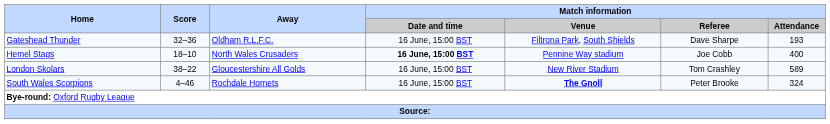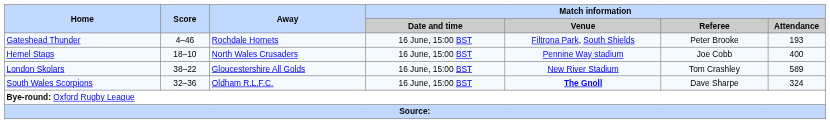(185, 40) 32–36 -> (185, 40) 4–46
(243, 40) Oldham R.L.F.C. -> (245, 40) Rochdale Hornets
(714, 40) Dave Sharpe -> (714, 40) Peter Brooke
(435, 54) bold -> (435, 54) normal
(185, 83) 4–46 -> (185, 83) 32–36
(245, 83) Rochdale Hornets -> (243, 83) Oldham R.L.F.C.
(714, 83) Peter Brooke -> (714, 83) Dave Sharpe
